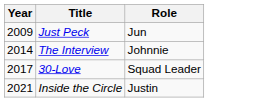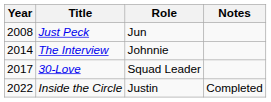+ column: (235, 13)
(20, 32) 2009 -> (20, 32) 2008
(20, 87) 2021 -> (20, 87) 2022
